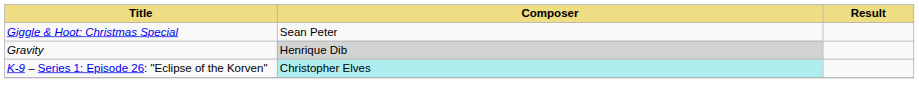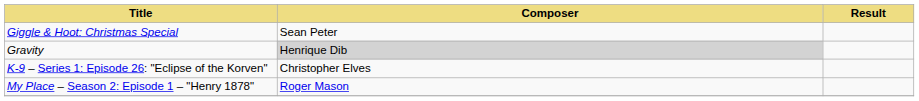(325, 68) paleturquoise background -> (325, 68) no background
+ row: (131, 86)
